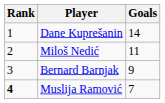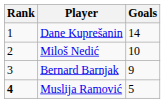(134, 51) 11 -> (134, 51) 10
(131, 88) 7 -> (131, 88) 5
